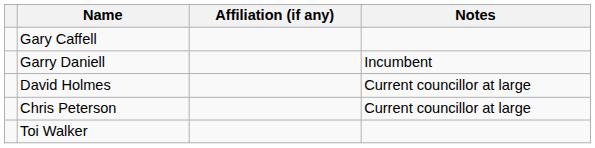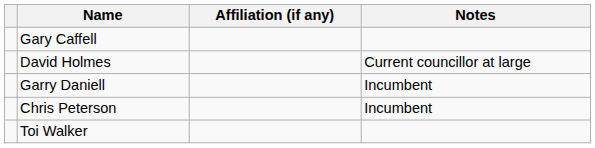rows swapped: (63, 62) <-> (65, 85)
(447, 108) Current councillor at large -> (398, 108) Incumbent
